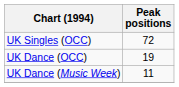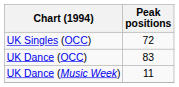(148, 57) 19 -> (148, 57) 83
